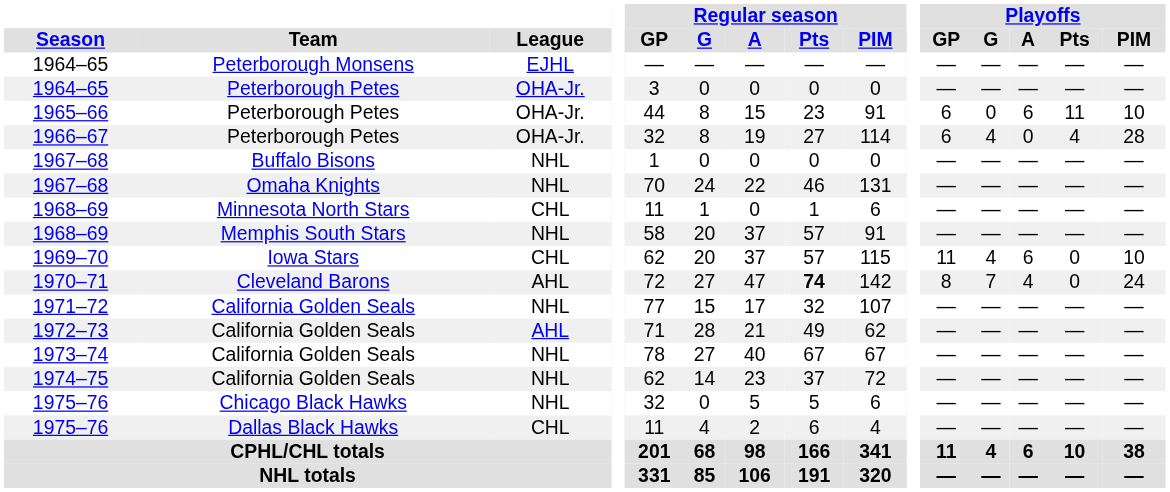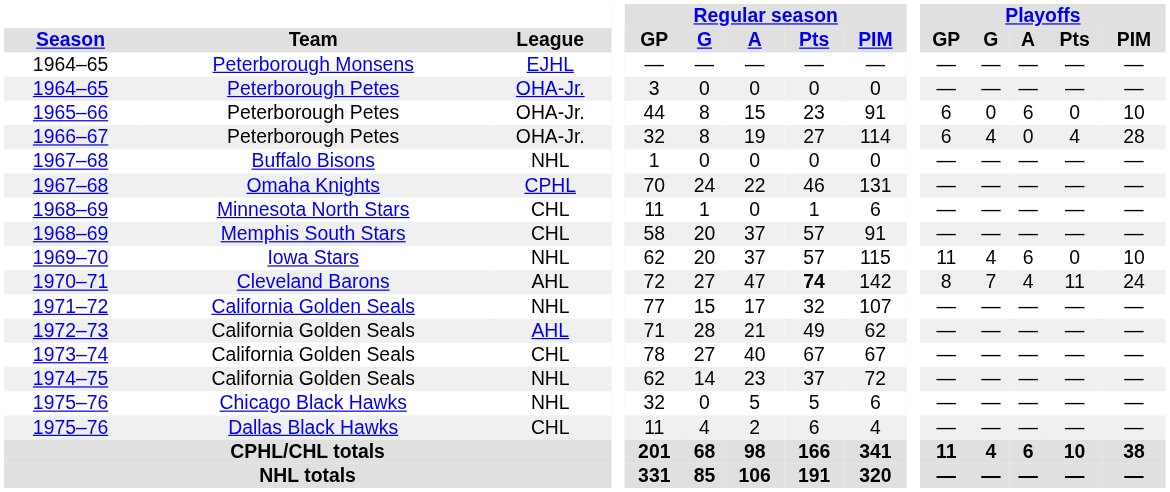(1075, 112) 11 -> (1075, 112) 0
(550, 185) NHL -> (550, 185) CPHL
(550, 233) NHL -> (550, 233) CHL
(550, 257) CHL -> (550, 257) NHL
(1075, 282) 0 -> (1075, 282) 11
(550, 354) NHL -> (550, 354) CHL
